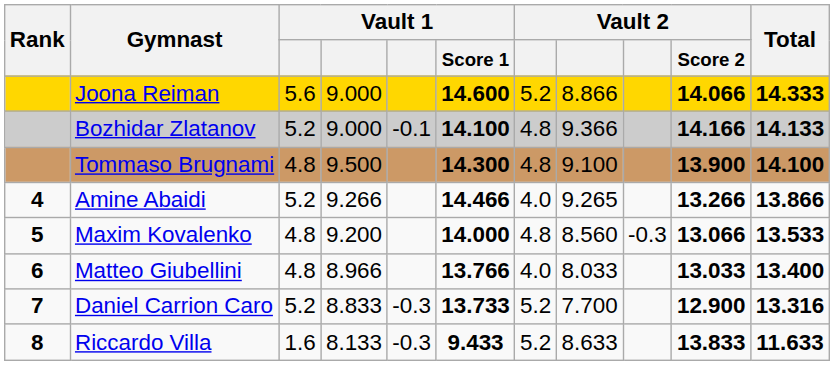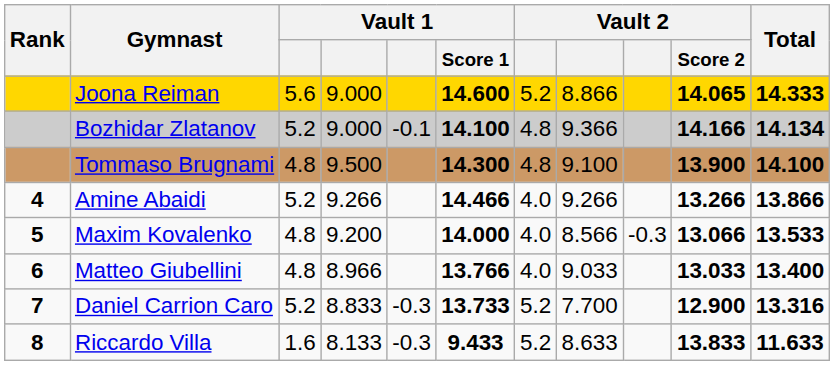(711, 93) 14.066 -> (711, 93) 14.065
(790, 128) 14.133 -> (790, 128) 14.134
(590, 199) 9.265 -> (590, 199) 9.266
(536, 235) 4.8 -> (536, 235) 4.0
(590, 235) 8.560 -> (590, 235) 8.566
(590, 270) 8.033 -> (590, 270) 9.033
